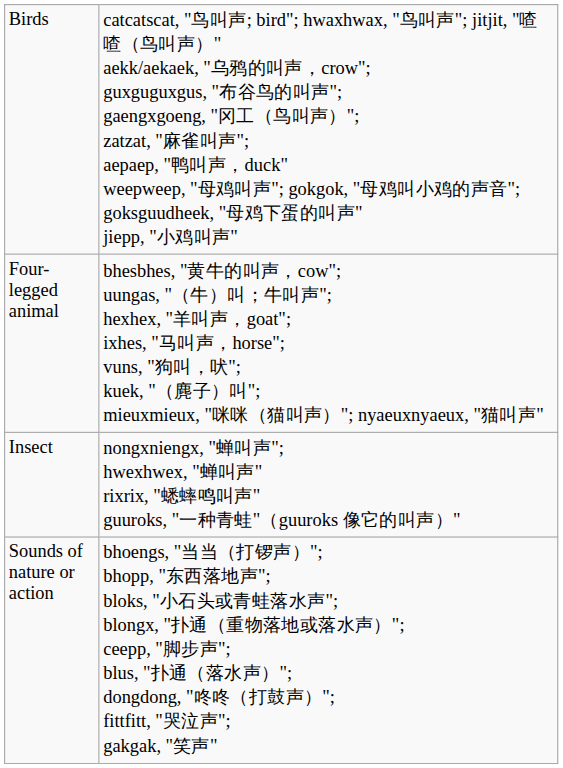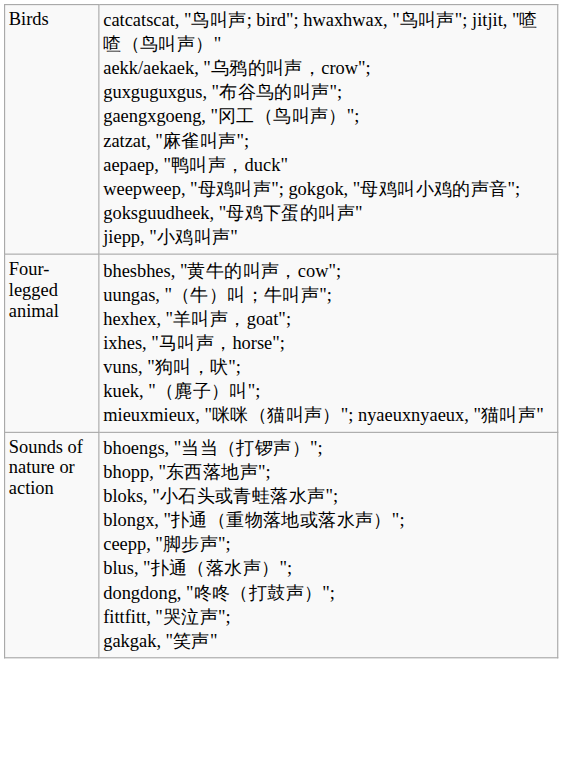- row: (31, 446)
